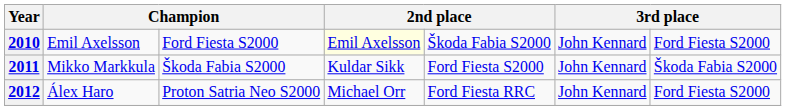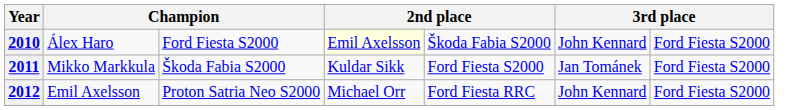(94, 42) Emil Axelsson -> (80, 42) Álex Haro
(602, 67) John Kennard -> (600, 67) Jan Tománek
(715, 67) Škoda Fabia S2000 -> (712, 67) Ford Fiesta S2000
(80, 92) Álex Haro -> (94, 92) Emil Axelsson
